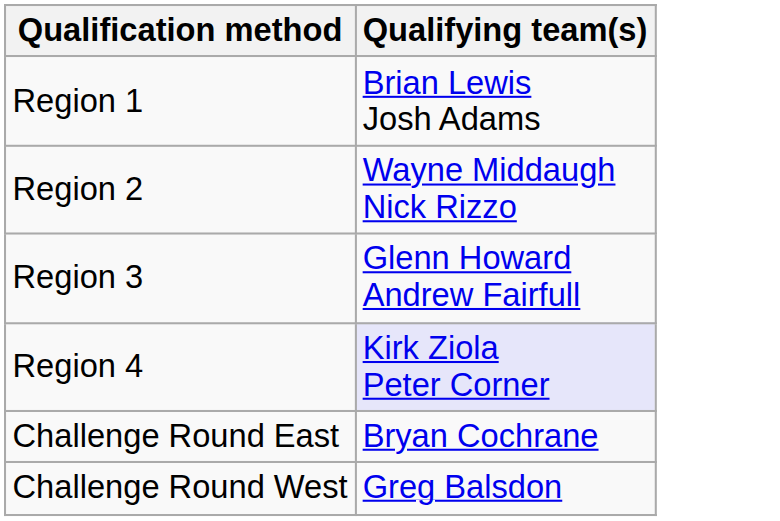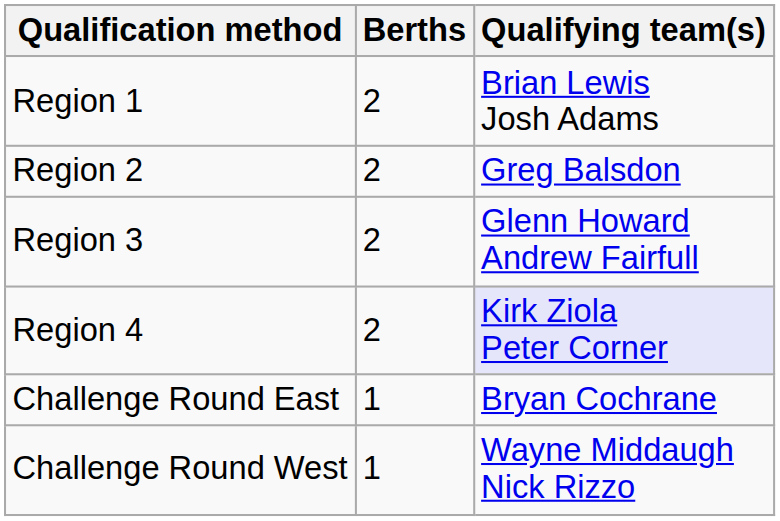+ column: (414, 30)
(489, 188) Wayne Middaugh Nick Rizzo -> (581, 170) Greg Balsdon
(462, 487) Greg Balsdon -> (608, 469) Wayne Middaugh Nick Rizzo
